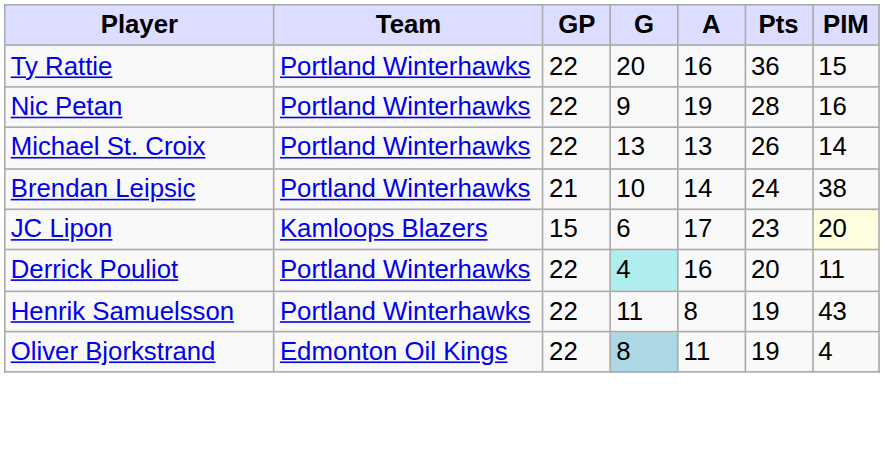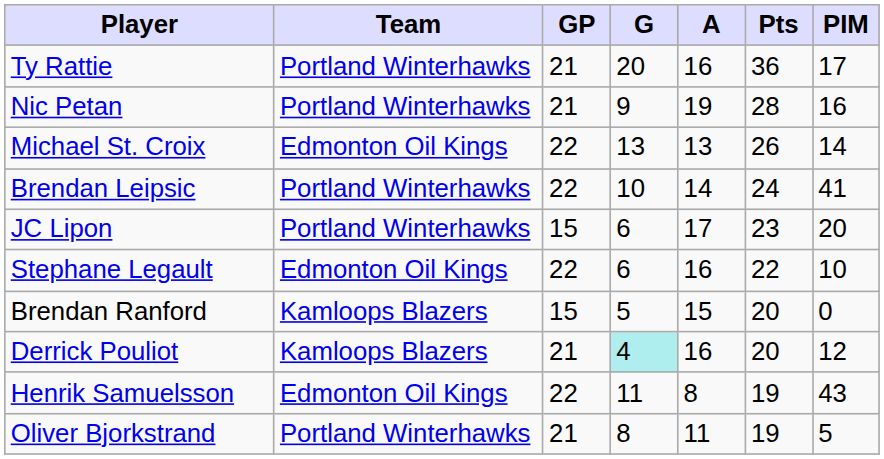(563, 65) 22 -> (563, 65) 21
(832, 65) 15 -> (832, 65) 17
(563, 106) 22 -> (563, 106) 21
(405, 147) Portland Winterhawks -> (394, 147) Edmonton Oil Kings
(563, 188) 21 -> (563, 188) 22
(832, 188) 38 -> (832, 188) 41
(384, 229) Kamloops Blazers -> (405, 229) Portland Winterhawks
(832, 229) lightyellow background -> (832, 229) no background
+ row: (112, 270)
+ row: (109, 310)
(405, 270) Portland Winterhawks -> (384, 351) Kamloops Blazers
(563, 270) 22 -> (563, 351) 21
(832, 270) 11 -> (832, 351) 12
(405, 310) Portland Winterhawks -> (394, 392) Edmonton Oil Kings
(394, 351) Edmonton Oil Kings -> (405, 433) Portland Winterhawks
(563, 351) 22 -> (563, 433) 21
(624, 351) lightblue background -> (624, 433) no background
(825, 351) 4 -> (825, 433) 5
